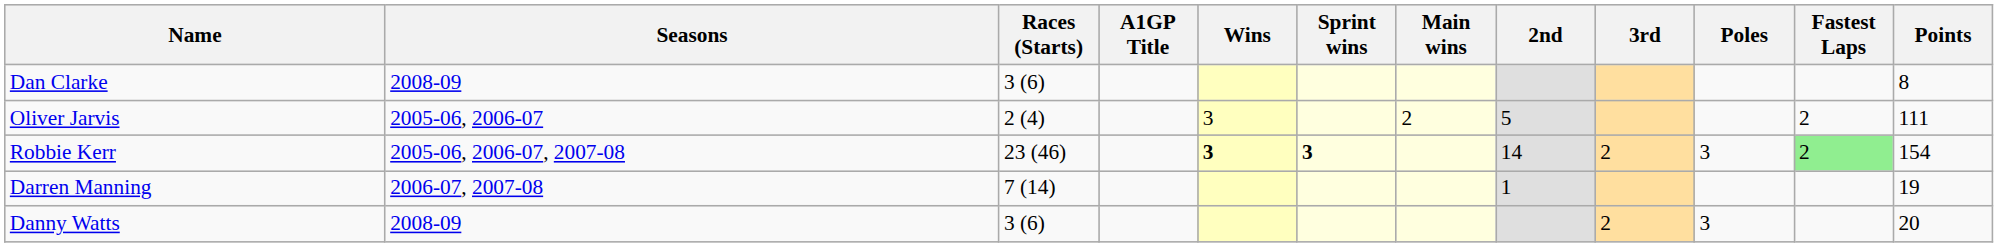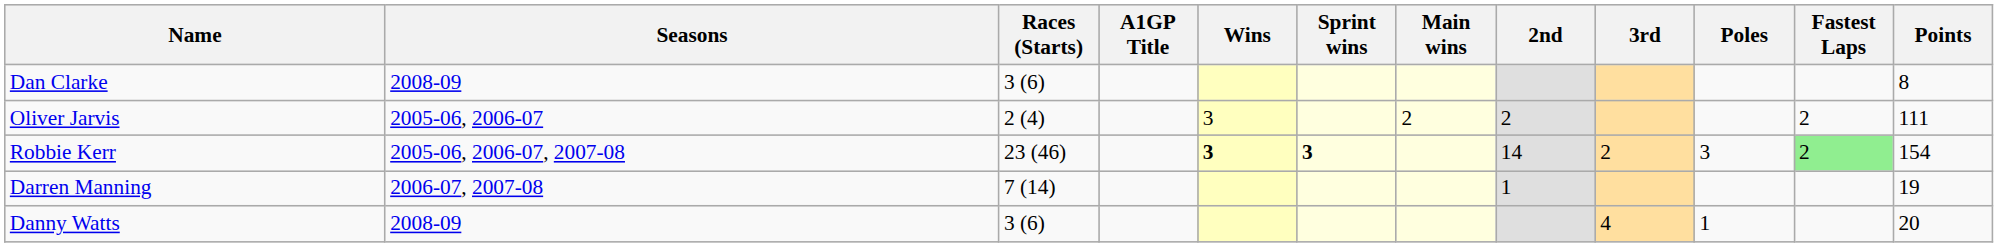(1506, 117) 5 -> (1506, 117) 2
(1606, 222) 2 -> (1606, 222) 4
(1705, 222) 3 -> (1705, 222) 1
